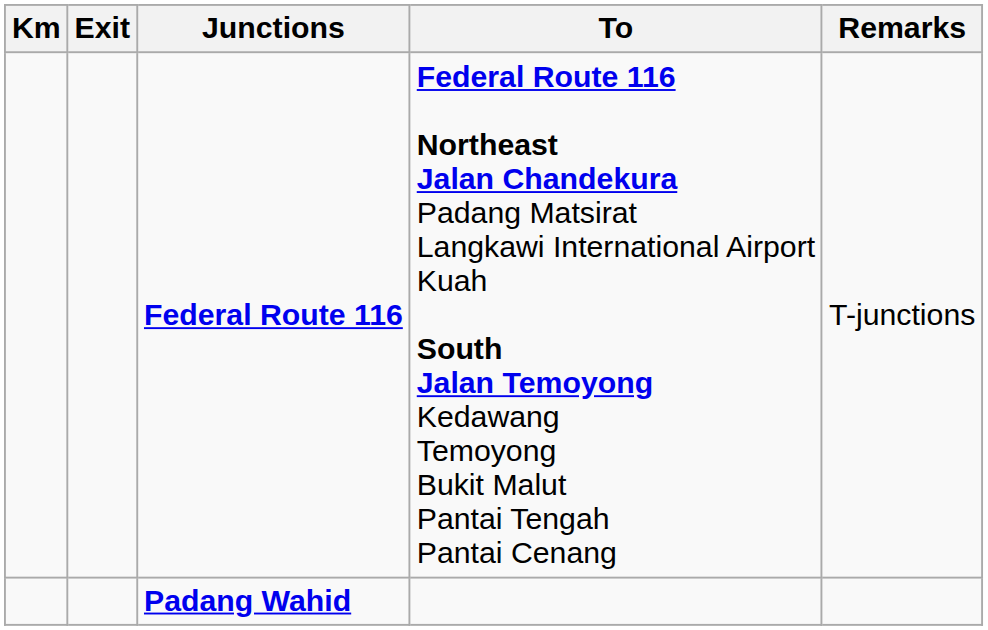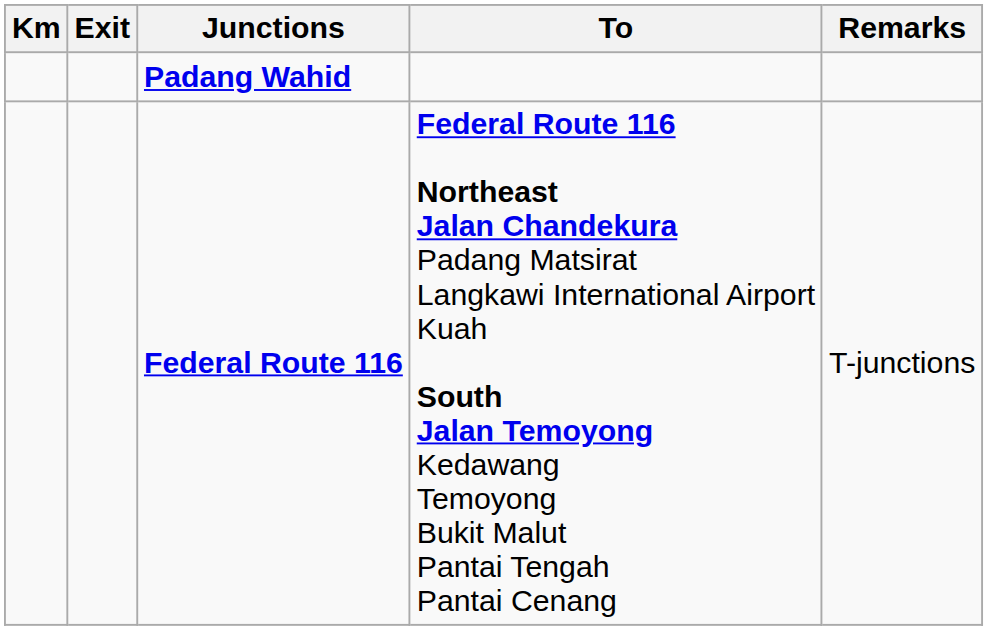rows swapped: (248, 600) <-> (273, 314)
